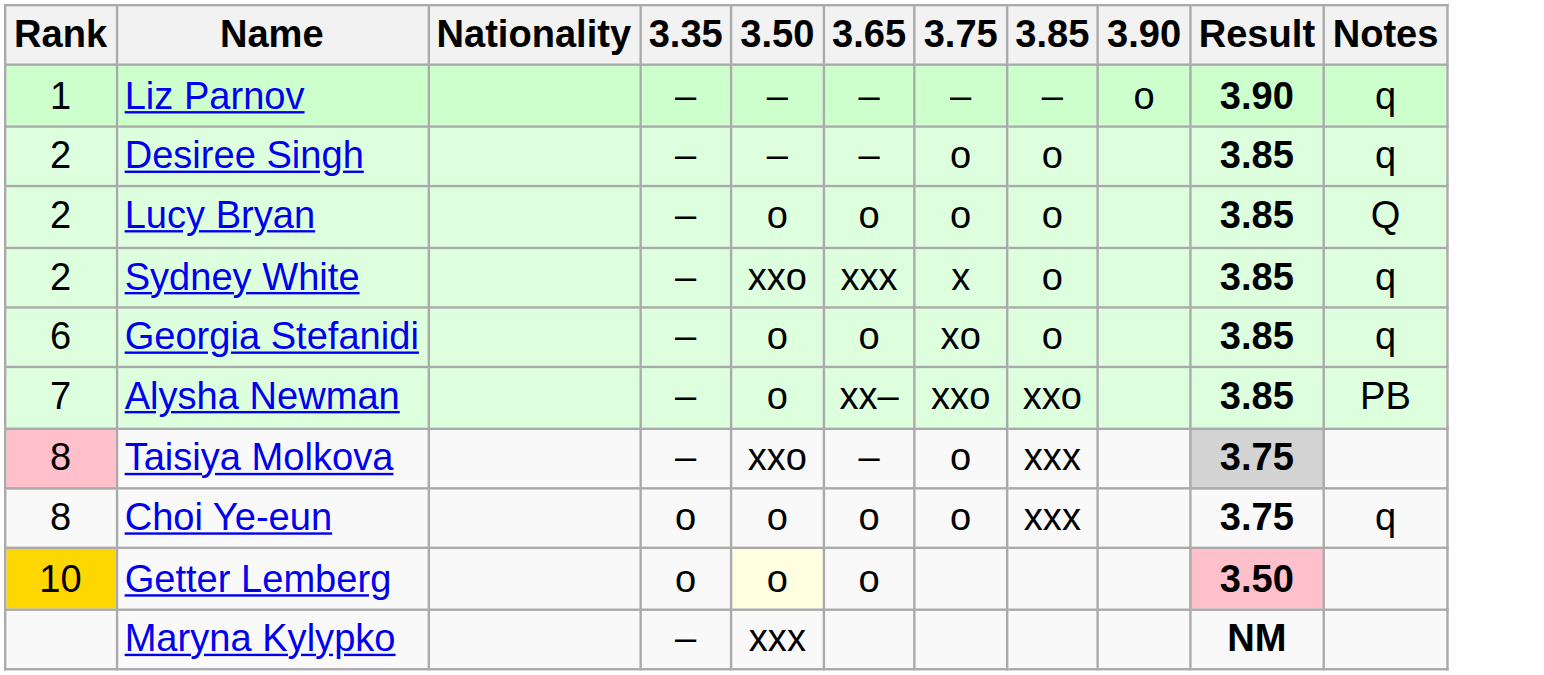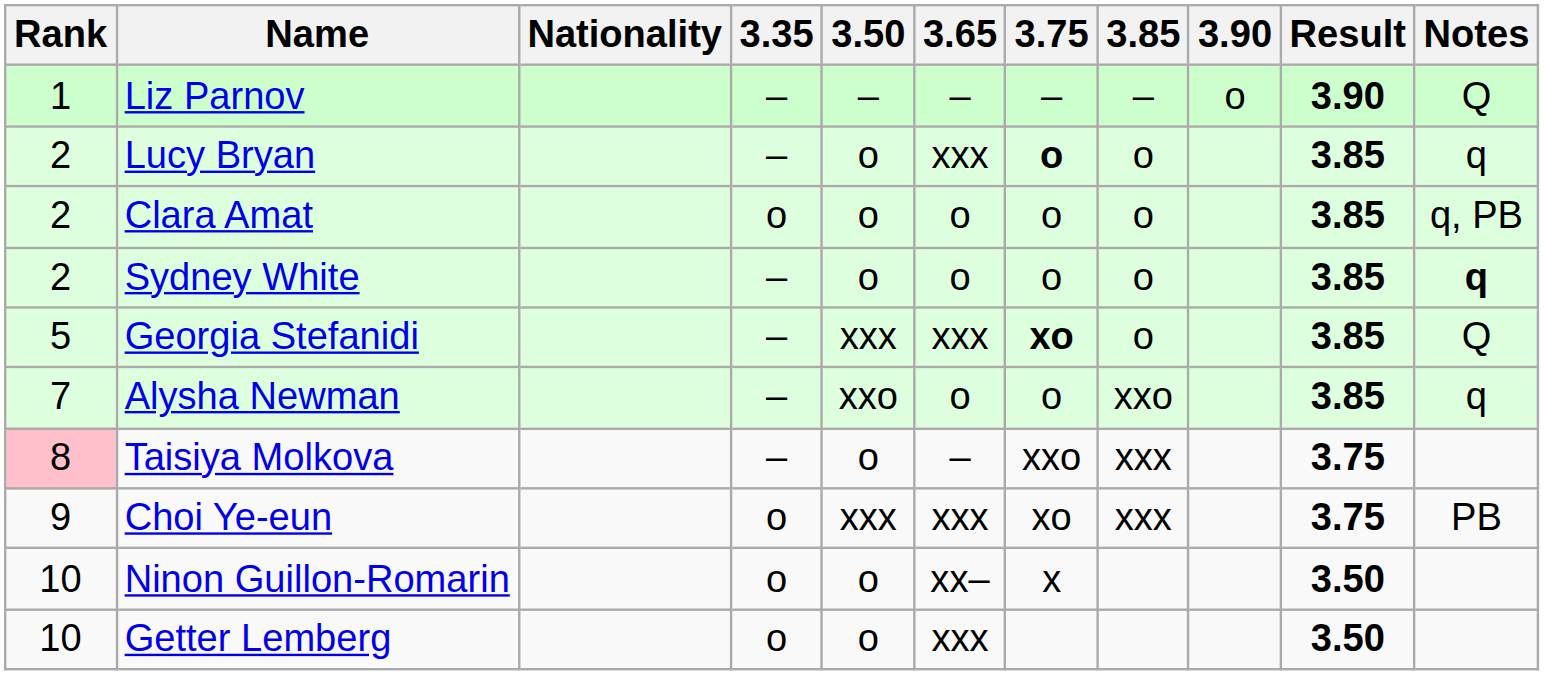(1386, 95) q -> (1476, 95) Q
- row: (244, 155)
(869, 215) o -> (960, 155) xxx
(961, 215) normal -> (1052, 155) bold
(1386, 215) Q -> (1476, 155) q
+ row: (219, 215)
(777, 276) xxo -> (868, 276) o
(869, 276) xxx -> (960, 276) o
(961, 276) x -> (1052, 276) o
(1386, 276) normal -> (1476, 276) bold
(61, 336) 6 -> (61, 336) 5
(777, 336) o -> (868, 336) xxx
(869, 336) o -> (960, 336) xxx
(961, 336) normal -> (1052, 336) bold
(1386, 336) q -> (1476, 336) Q
(777, 397) o -> (868, 397) xxo
(869, 397) xx– -> (960, 397) o
(961, 397) xxo -> (1052, 397) o
(1386, 397) PB -> (1476, 397) q
(777, 457) xxo -> (868, 457) o
(961, 457) o -> (1052, 457) xxo
(1257, 457) lightgrey background -> (1348, 457) no background
(61, 517) 8 -> (61, 517) 9
(777, 517) o -> (868, 517) xxx
(869, 517) o -> (960, 517) xxx
(961, 517) o -> (1052, 517) xo
(1386, 517) q -> (1476, 517) PB
+ row: (317, 578)
(61, 578) gold background -> (61, 638) no background
(777, 578) lightyellow background -> (868, 638) no background
(869, 578) o -> (960, 638) xxx
(1257, 578) pink background -> (1348, 638) no background
- row: (260, 638)
